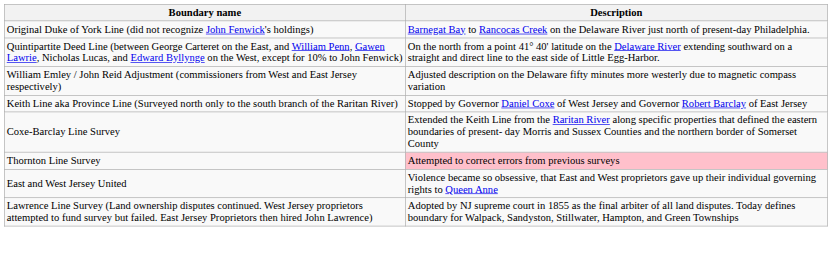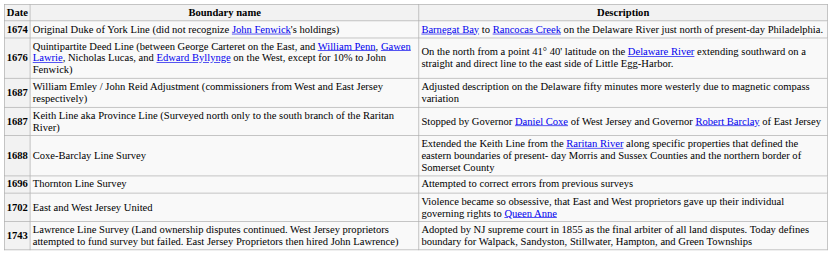+ column: (17, 12)
(514, 160) pink background -> (527, 184) no background
